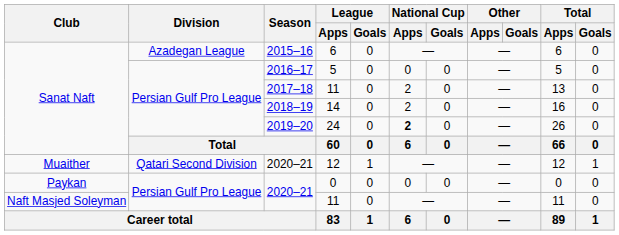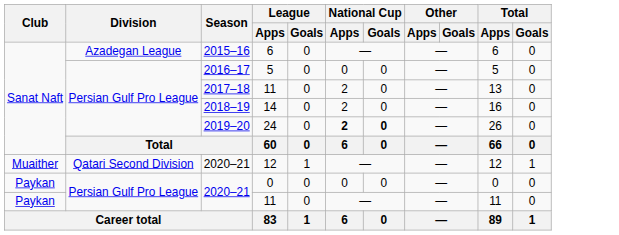(447, 126) normal -> (384, 126) bold
(67, 201) Naft Masjed Soleyman -> (35, 201) Paykan
